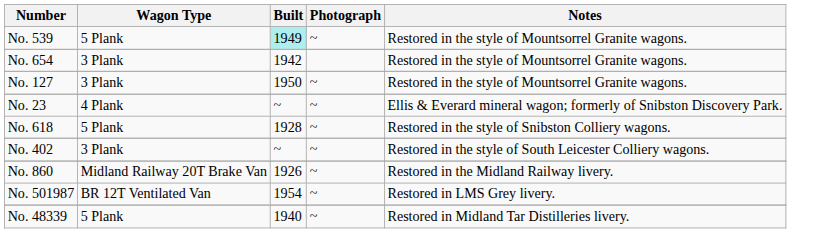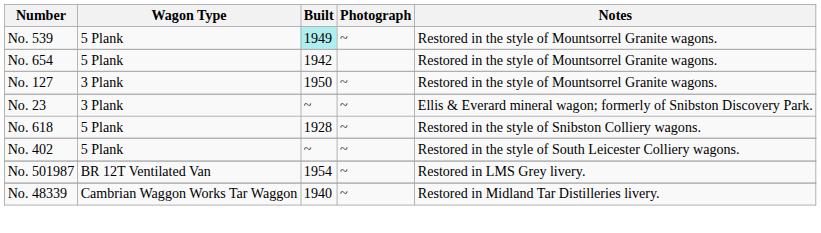(102, 60) 3 Plank -> (102, 60) 5 Plank
(102, 104) 4 Plank -> (102, 104) 3 Plank
(102, 149) 3 Plank -> (102, 149) 5 Plank
- row: (30, 171)
(102, 216) 5 Plank -> (189, 194) Cambrian Waggon Works Tar Waggon
